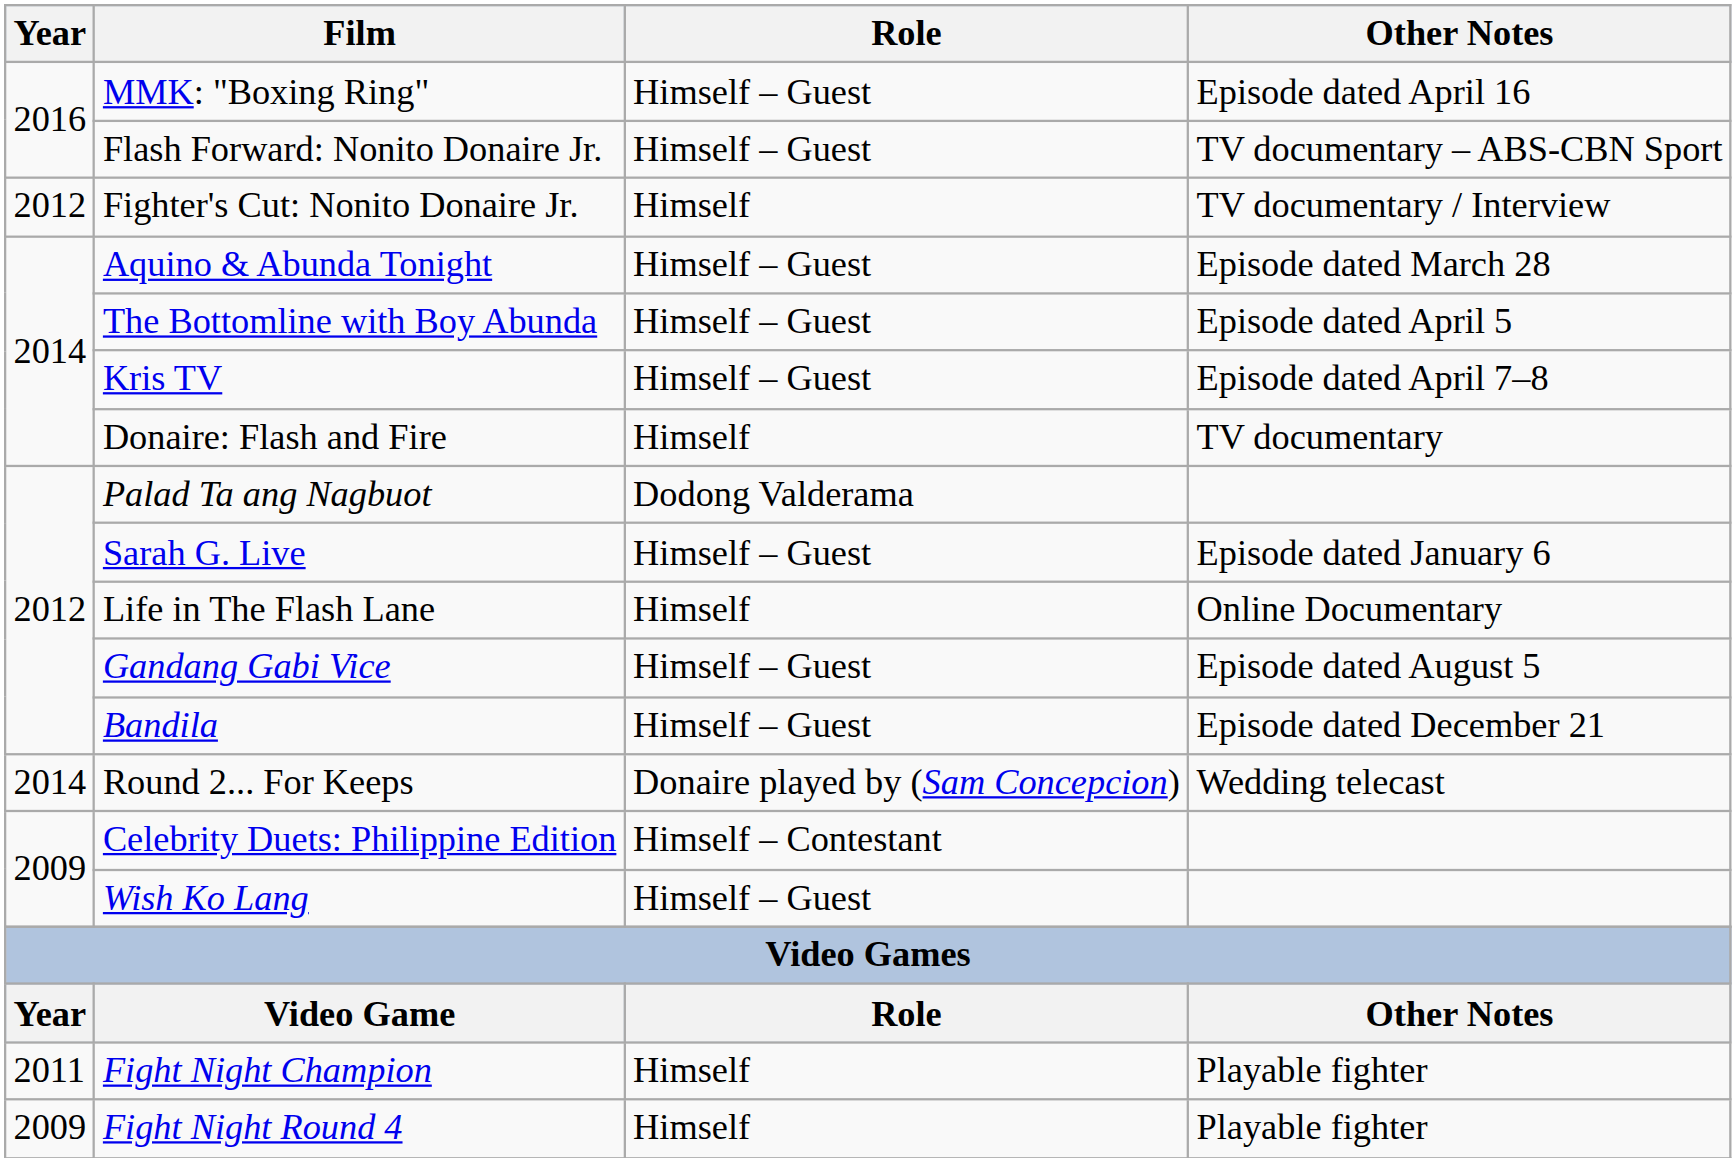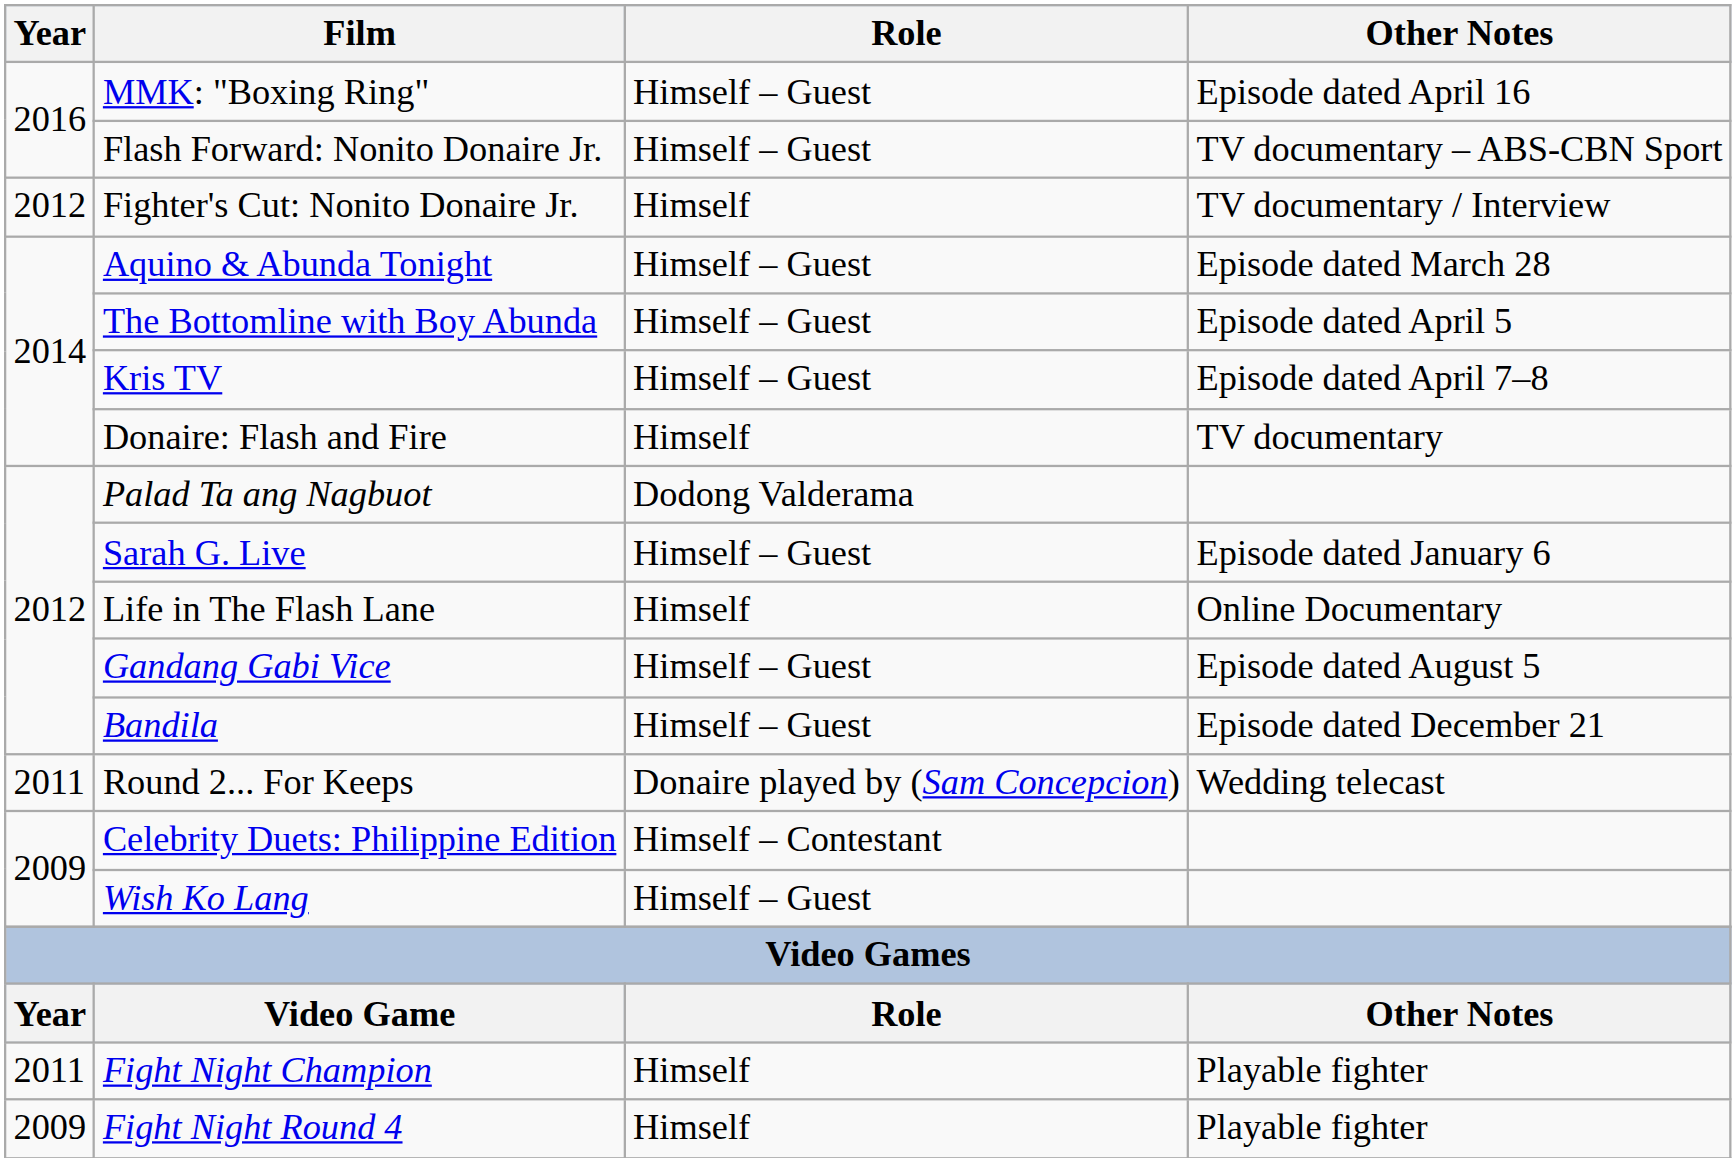(50, 782) 2014 -> (49, 782) 2011
